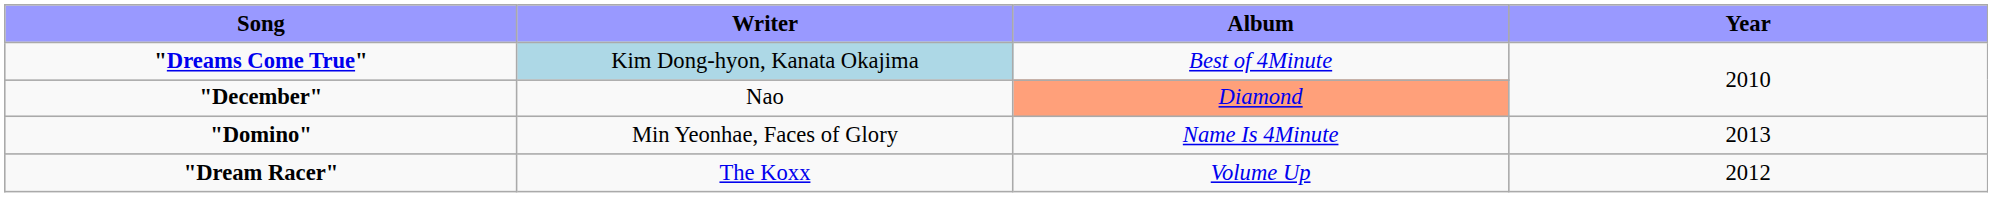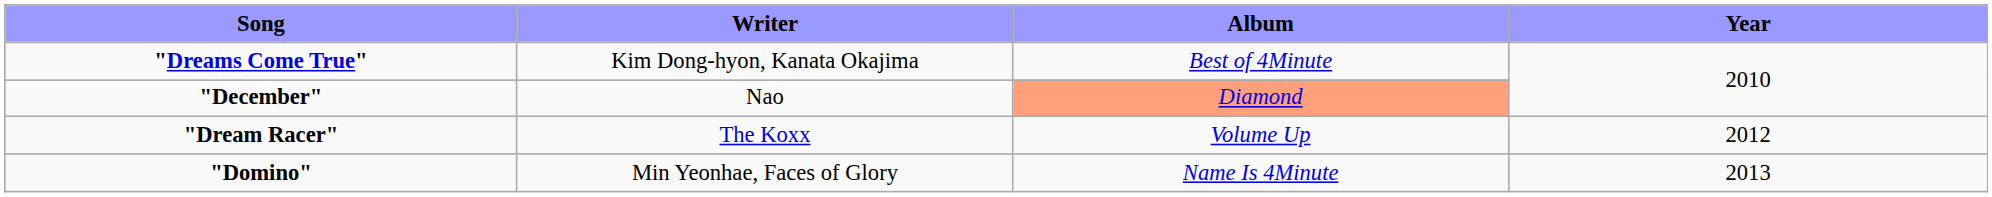(765, 60) lightblue background -> (765, 60) no background
rows swapped: (261, 172) <-> (261, 135)
